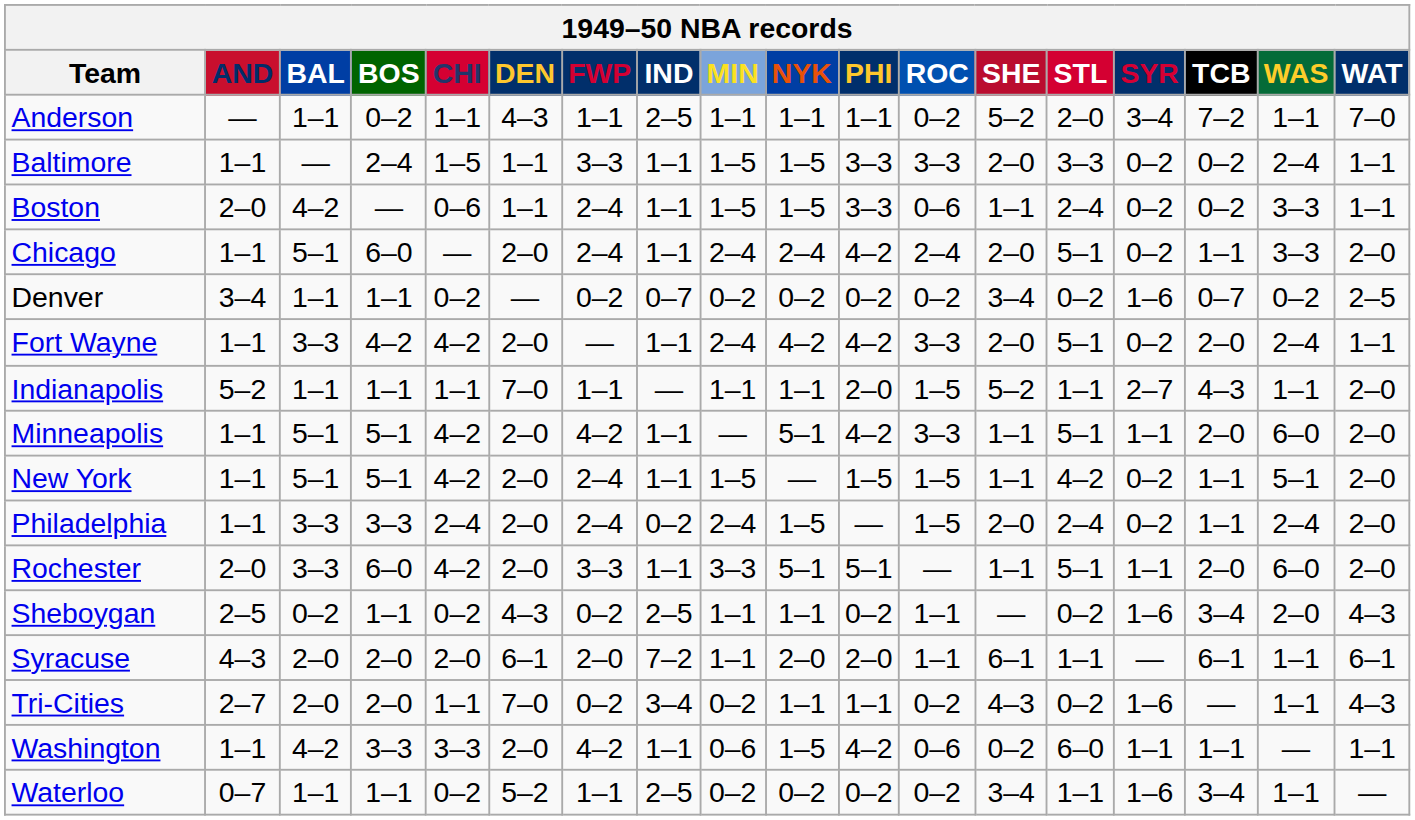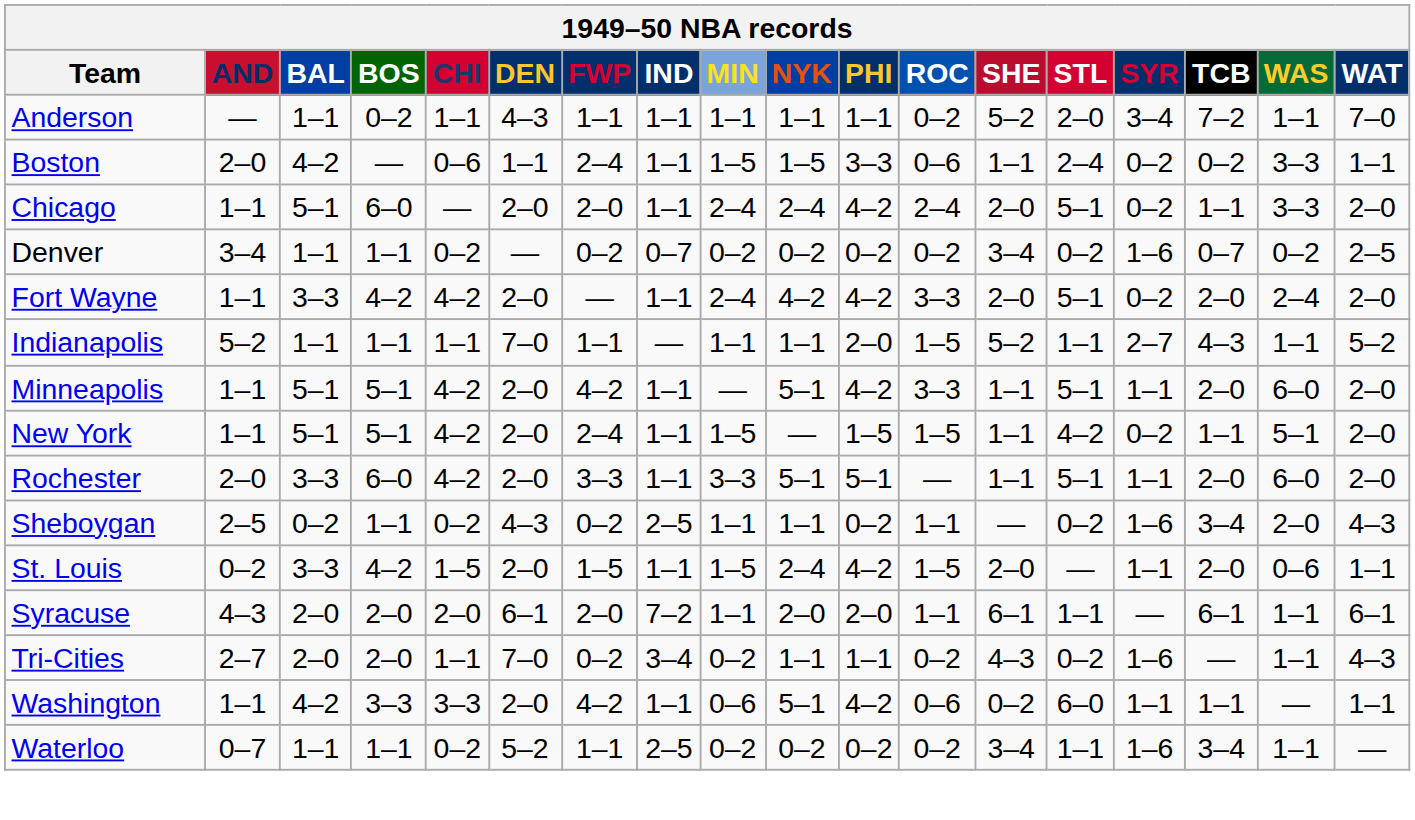(669, 118) 2–5 -> (669, 118) 1–1
- row: (72, 163)
(600, 253) 2–4 -> (600, 208) 2–0
(1372, 343) 1–1 -> (1372, 298) 2–0
(1372, 388) 2–0 -> (1372, 343) 5–2
- row: (89, 523)
+ row: (67, 568)
(802, 748) 1–5 -> (802, 703) 5–1
